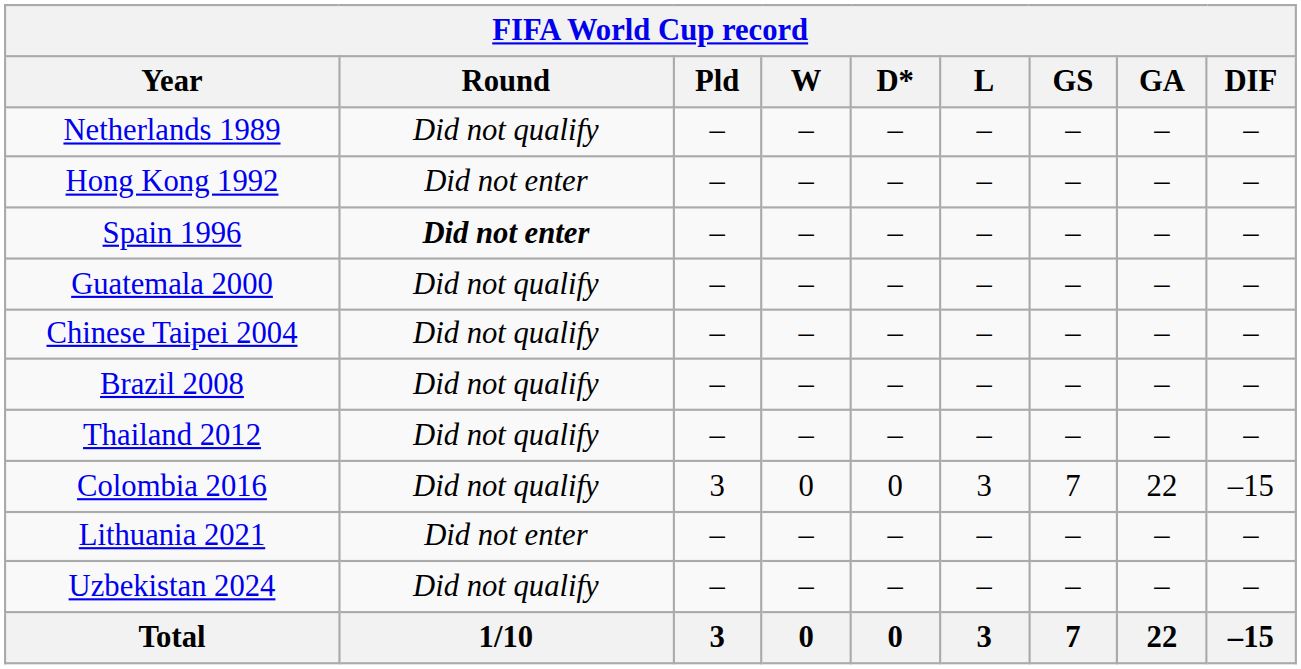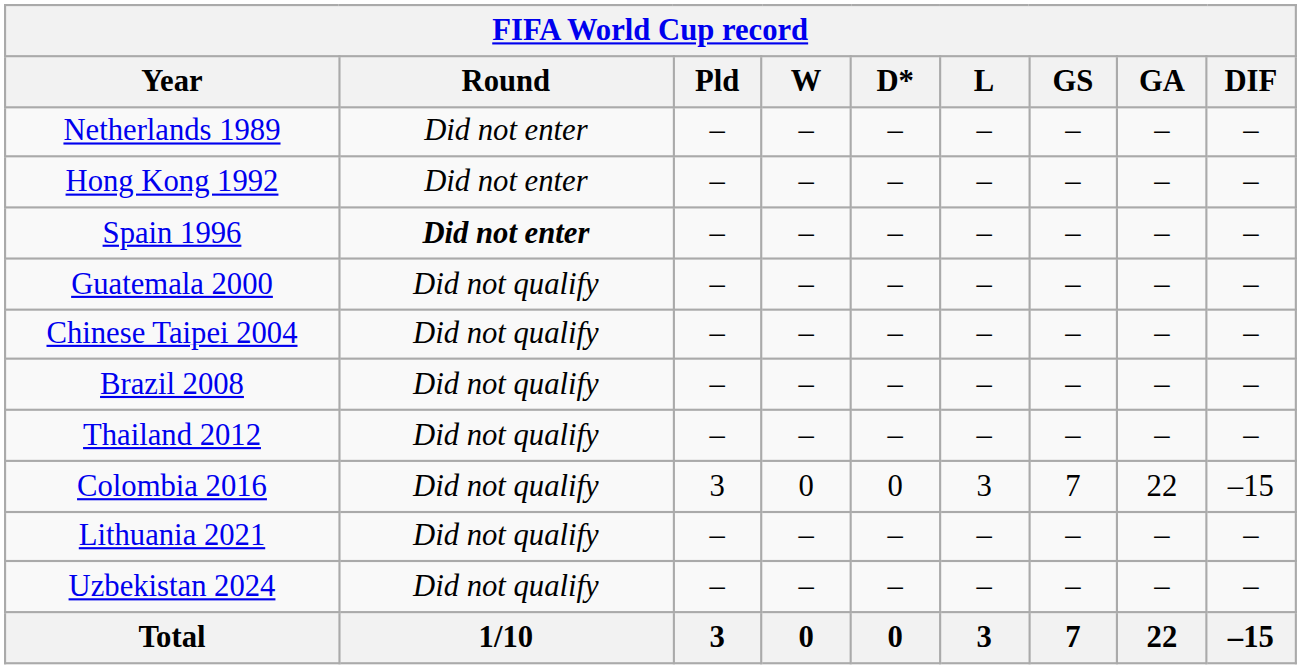(506, 131) Did not qualify -> (506, 131) Did not enter
(506, 536) Did not enter -> (506, 536) Did not qualify
